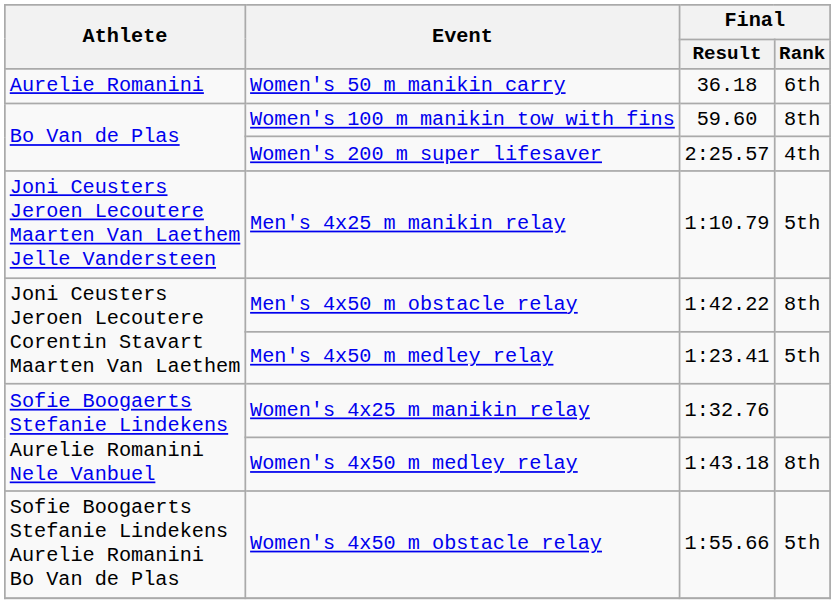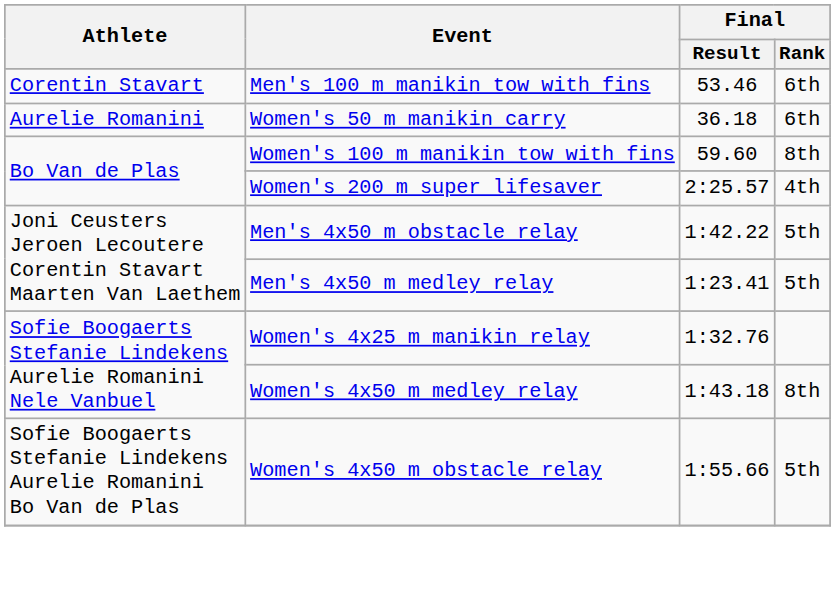+ row: (450, 86)
- row: (408, 224)
(802, 304) 8th -> (802, 231) 5th
